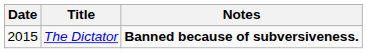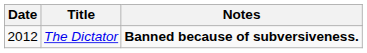(23, 36) 2015 -> (23, 36) 2012
